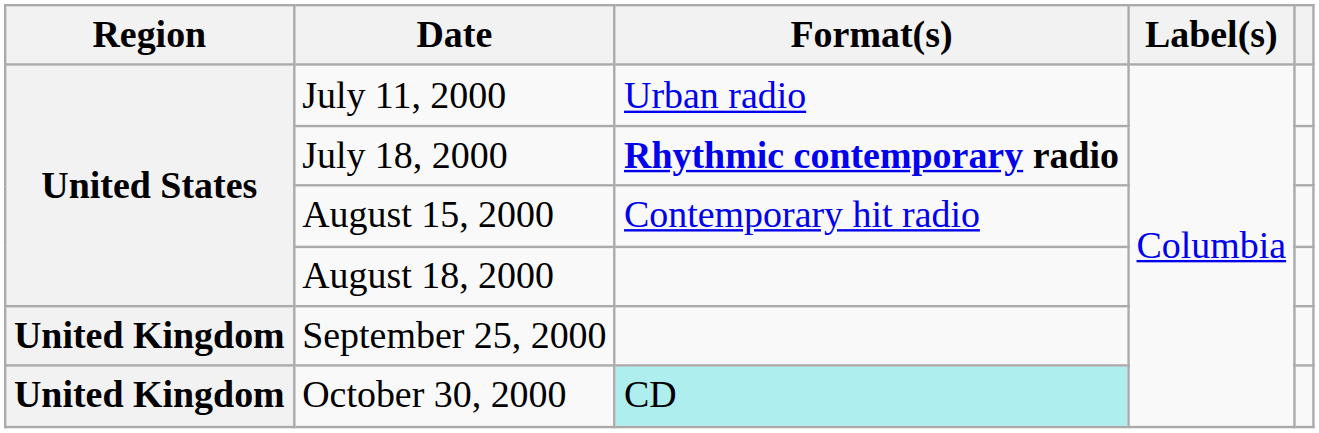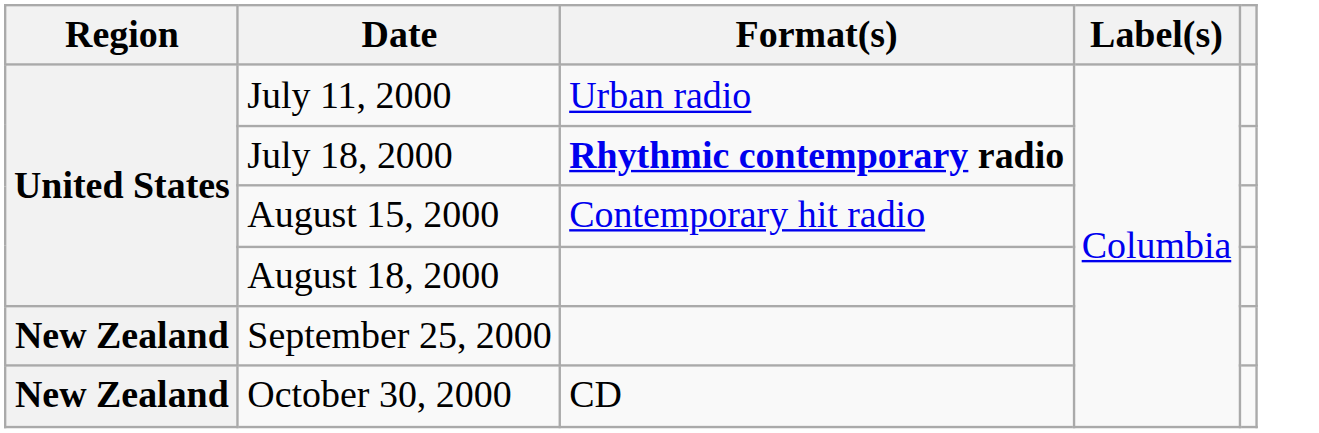(149, 335) United Kingdom -> (122, 335) New Zealand
(149, 395) United Kingdom -> (122, 395) New Zealand
(650, 395) paleturquoise background -> (596, 395) no background
